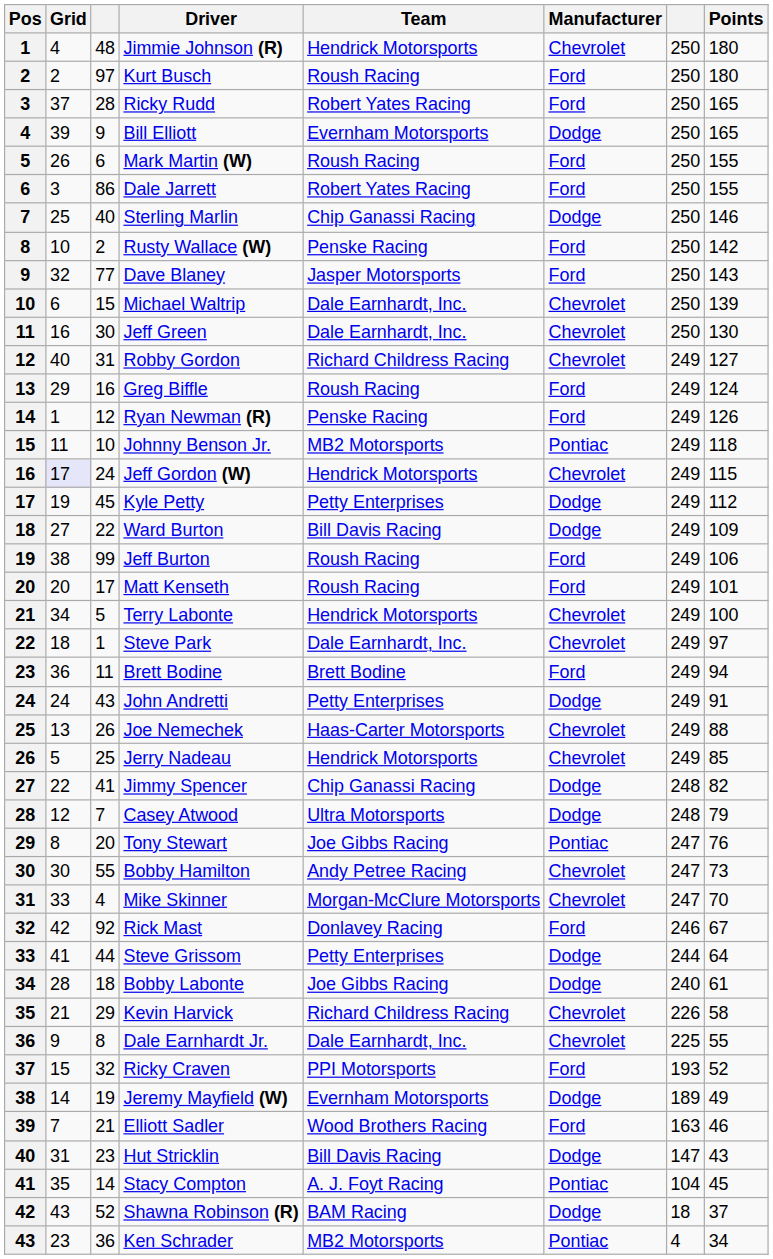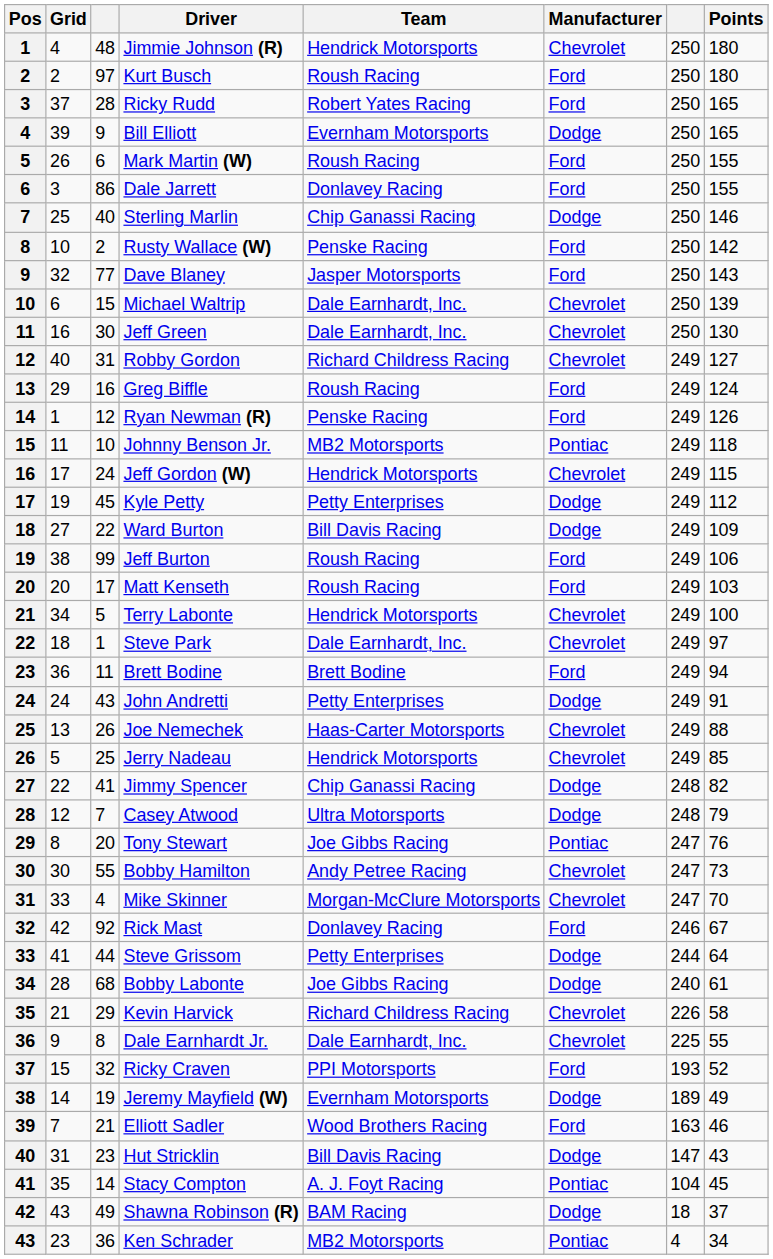(389, 189) Robert Yates Racing -> (375, 189) Donlavey Racing
(60, 473) lavender background -> (60, 473) no background
(724, 587) 101 -> (724, 587) 103
(105, 984) 18 -> (105, 984) 68
(105, 1212) 52 -> (105, 1212) 49
